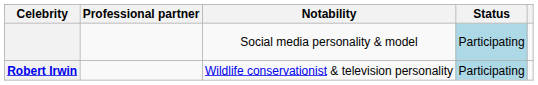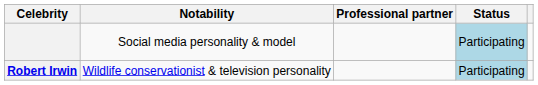columns swapped: (329, 14) <-> (141, 14)
